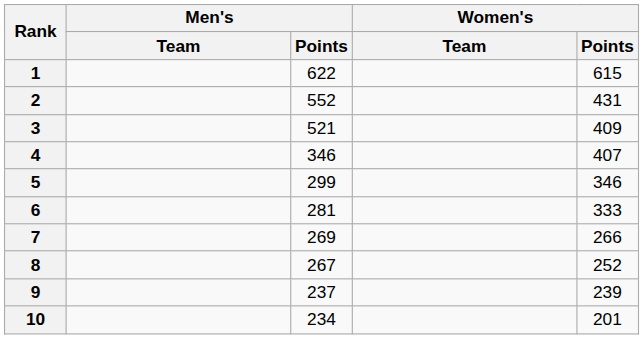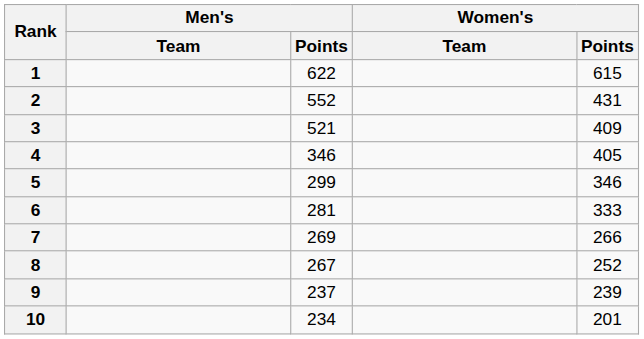(607, 155) 407 -> (607, 155) 405
